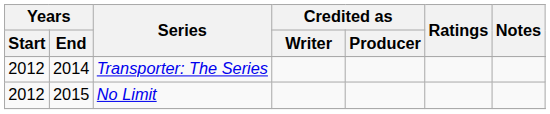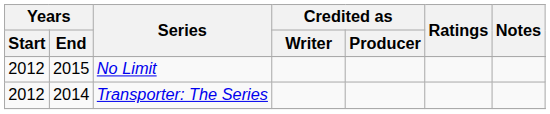rows swapped: (182, 69) <-> (127, 95)
